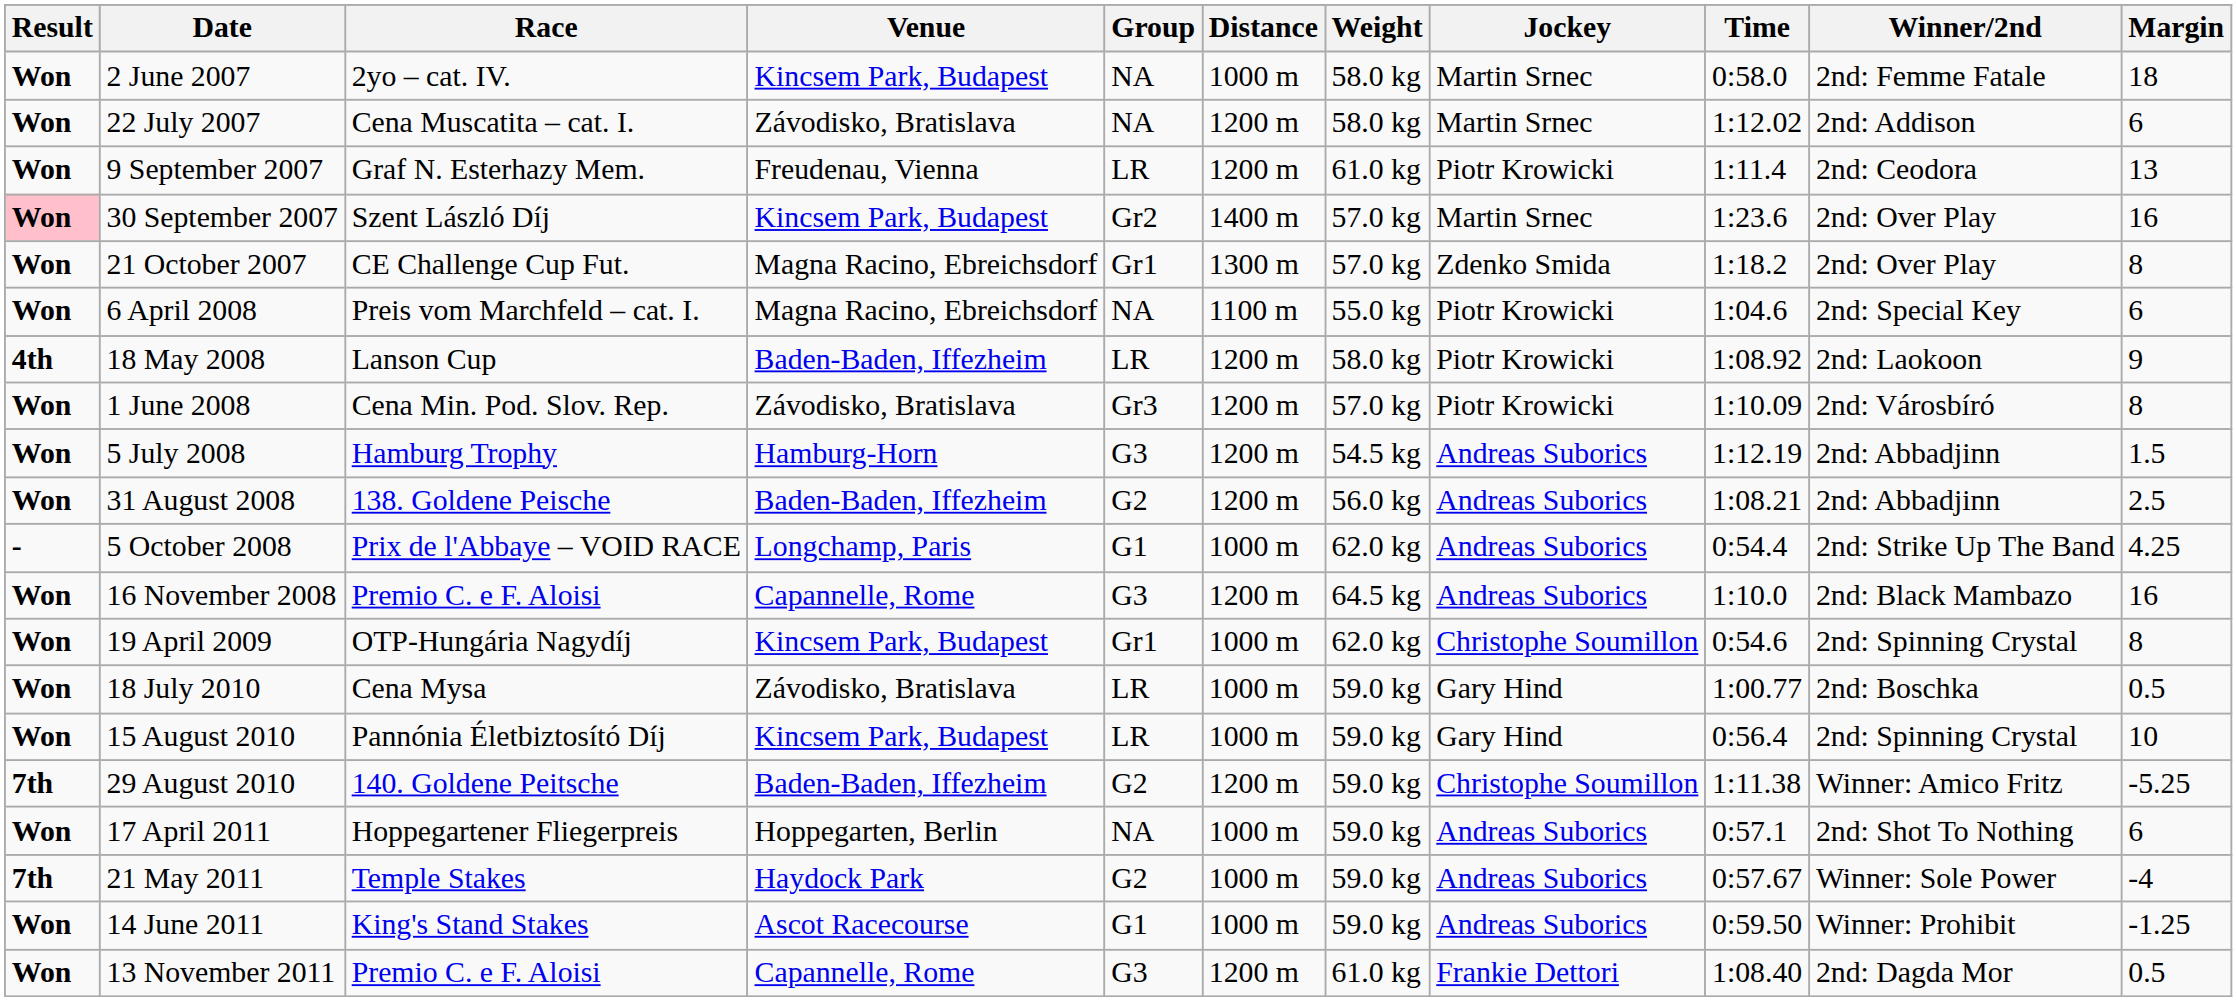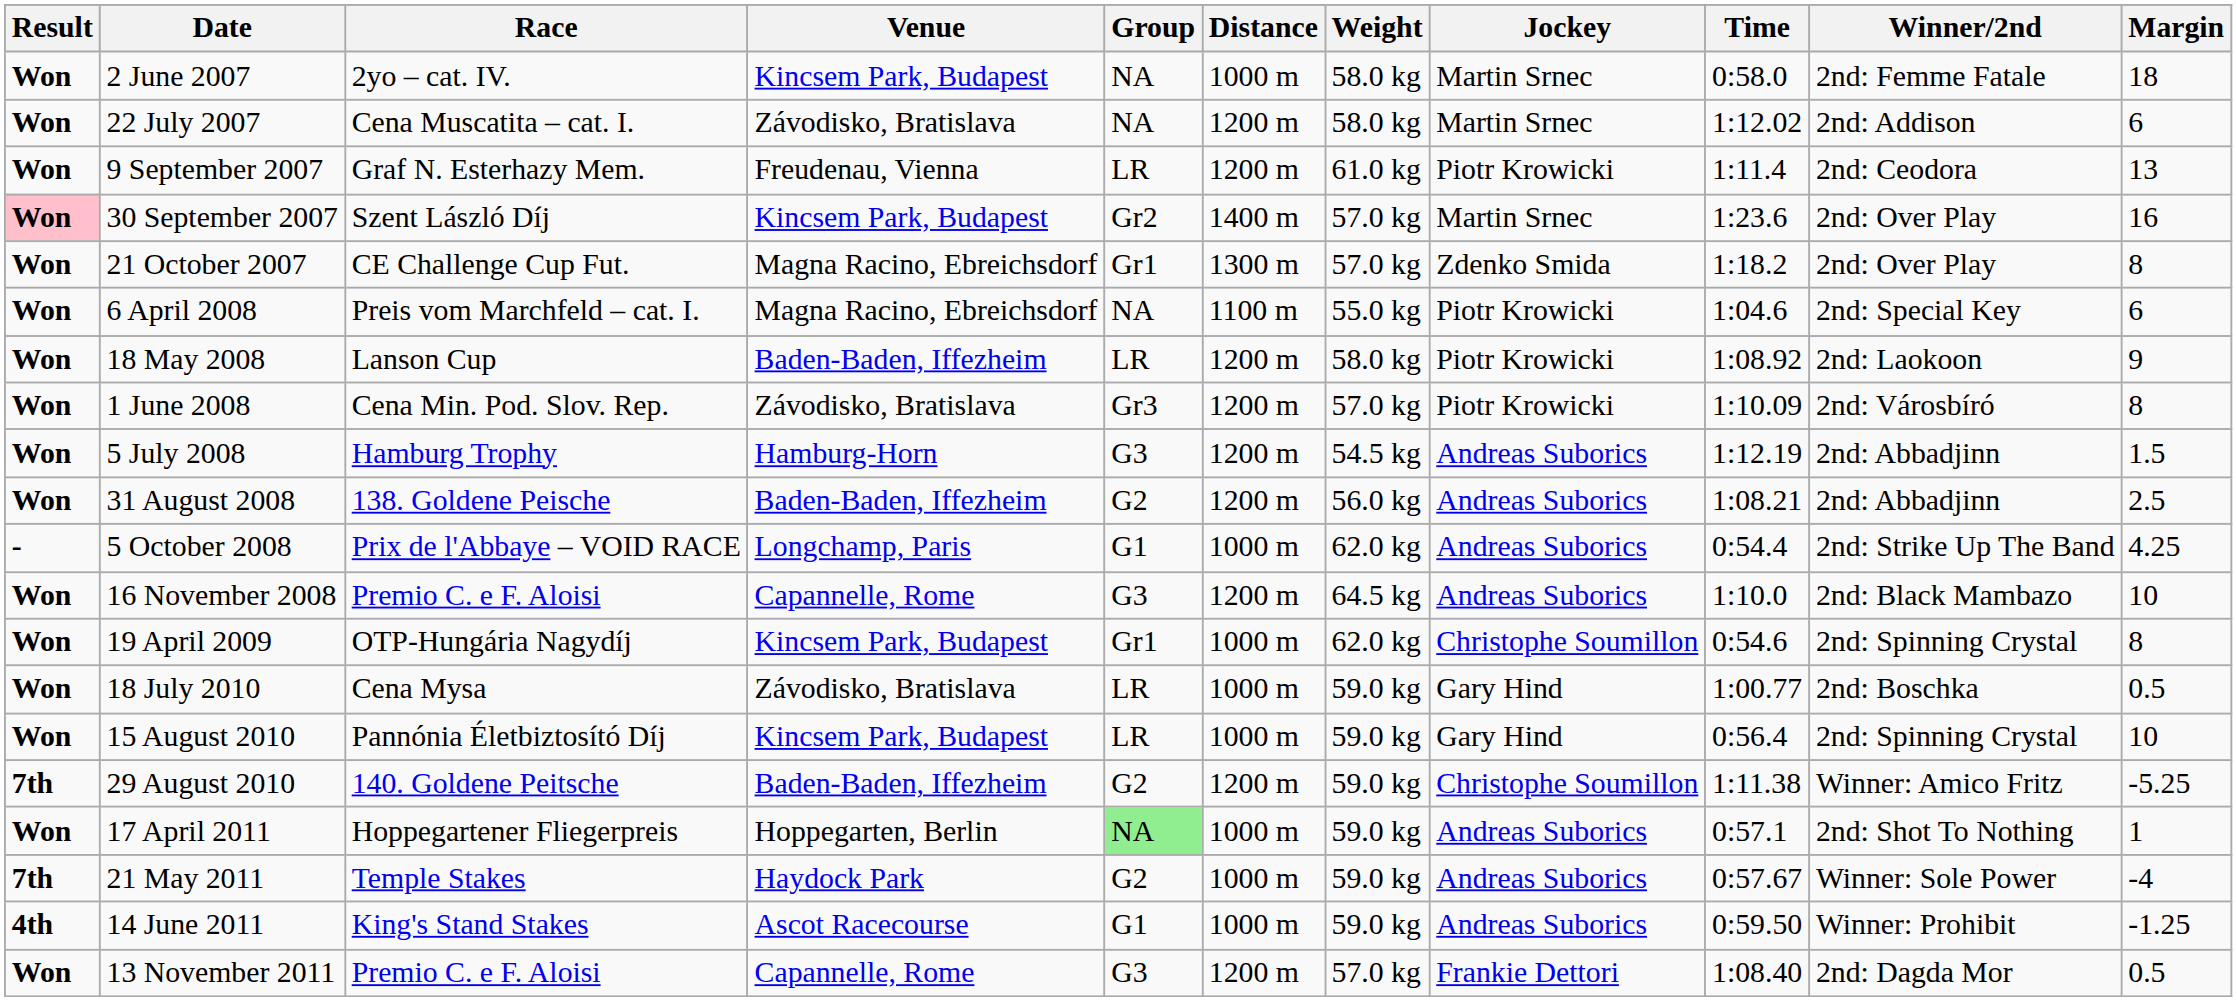(32, 358) 4th -> (42, 358) Won
(2143, 594) 16 -> (2143, 594) 10
(1133, 830) no background -> (1133, 830) lightgreen background
(2136, 830) 6 -> (2136, 830) 1
(42, 924) Won -> (32, 924) 4th
(1376, 972) 61.0 kg -> (1376, 972) 57.0 kg
